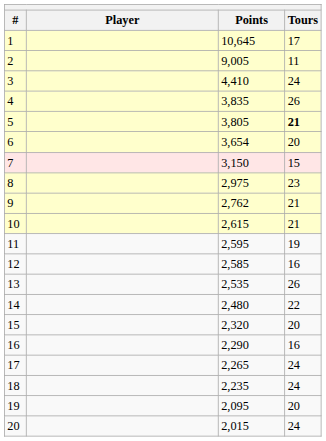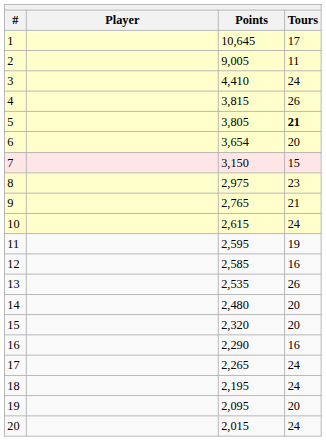(235, 101) 3,835 -> (235, 101) 3,815
(235, 203) 2,762 -> (235, 203) 2,765
(294, 223) 21 -> (294, 223) 24
(294, 304) 22 -> (294, 304) 20
(235, 385) 2,235 -> (235, 385) 2,195
